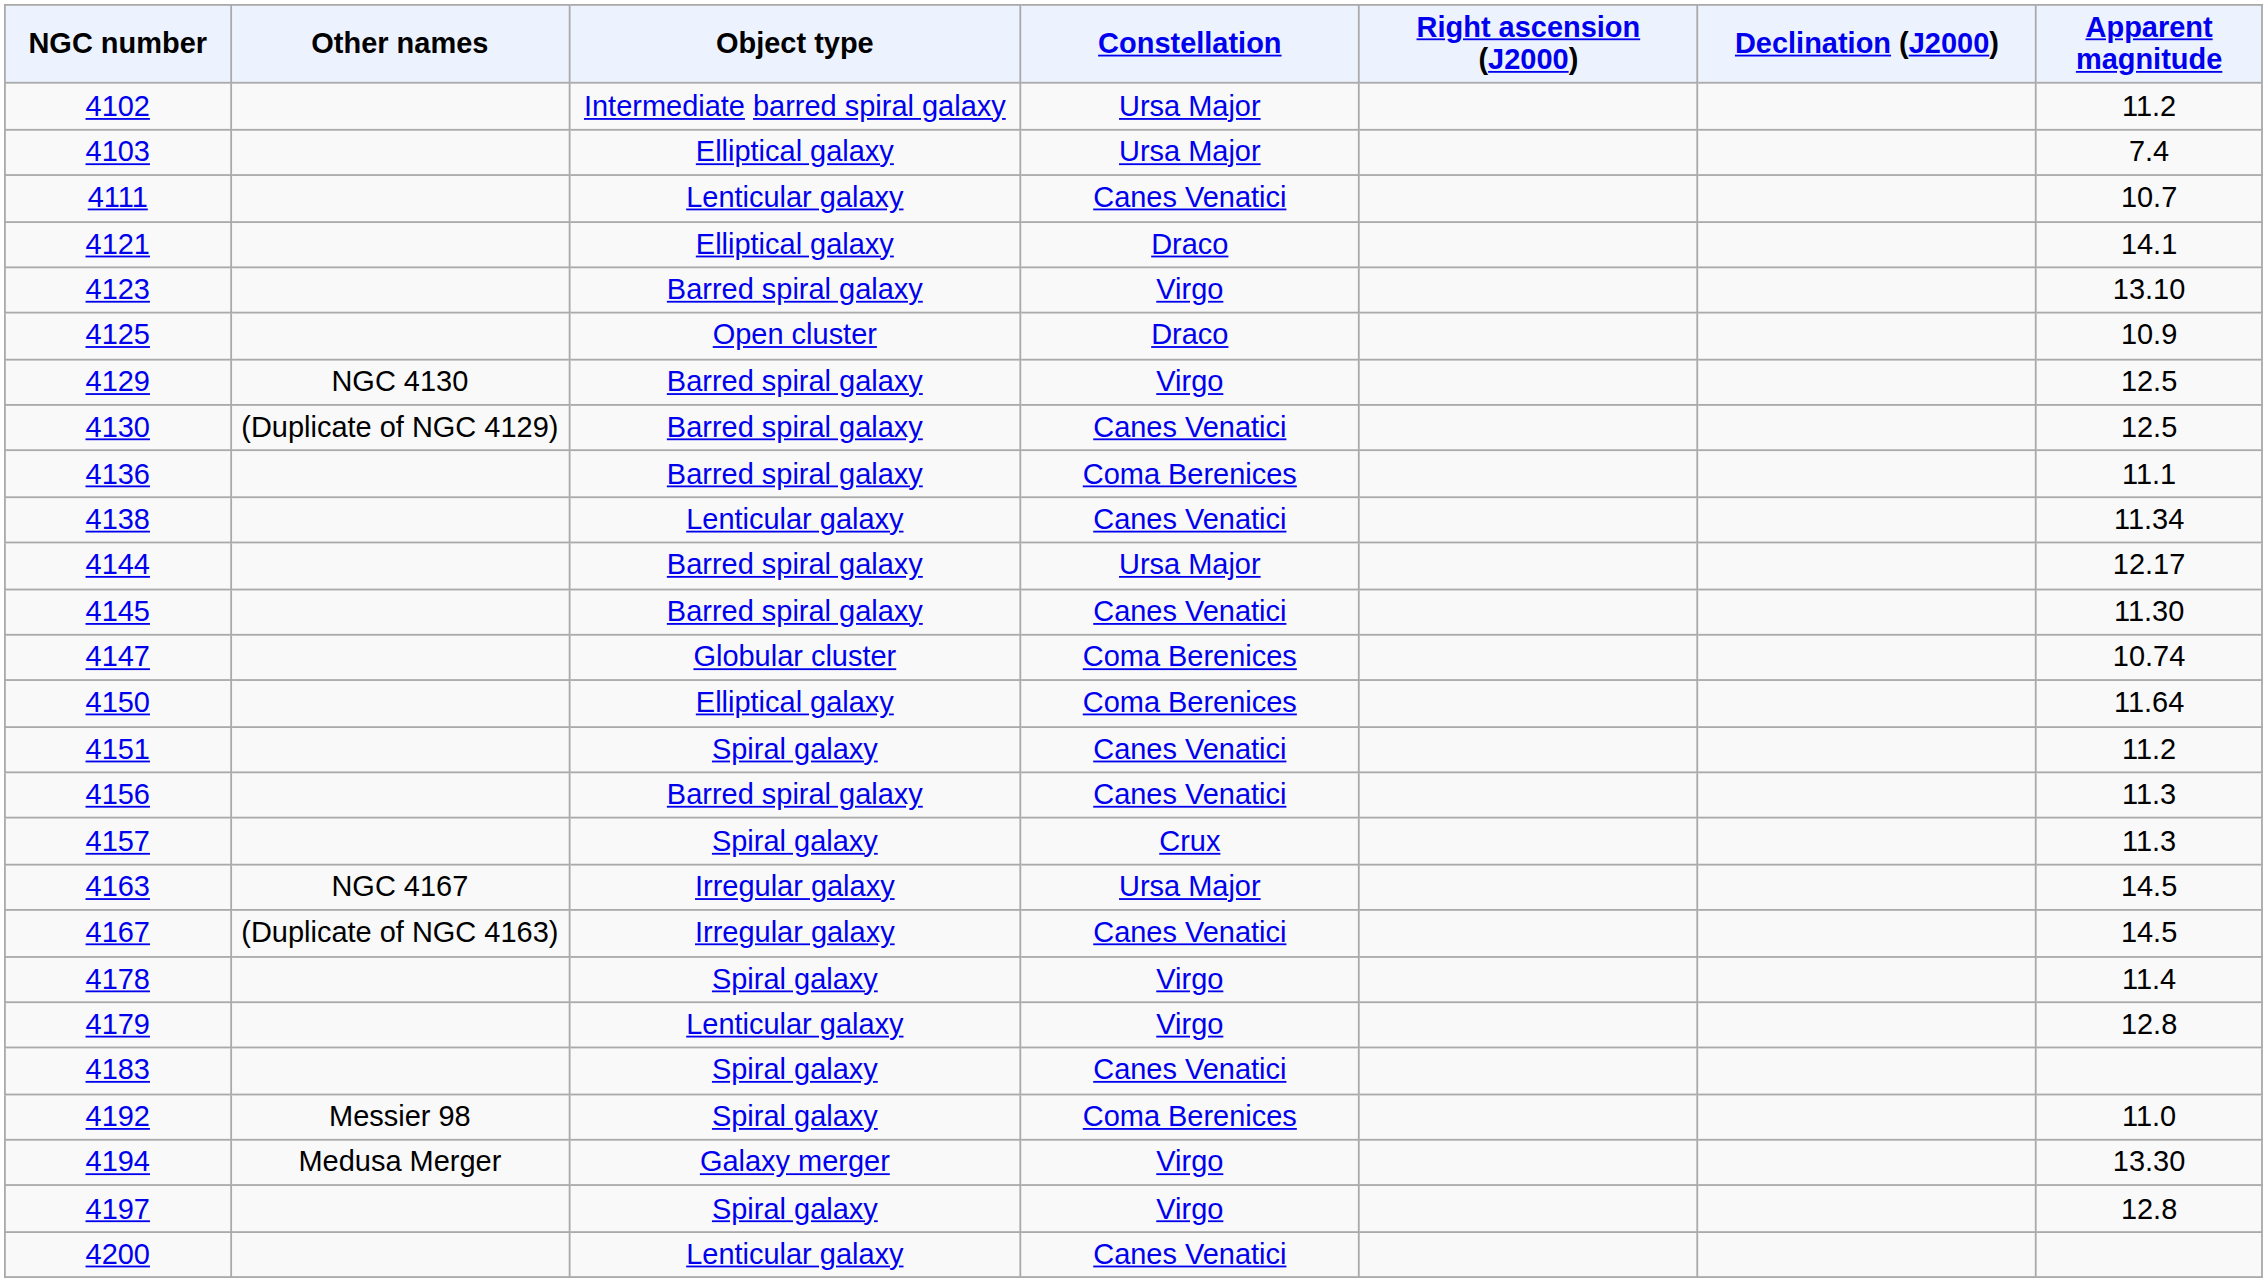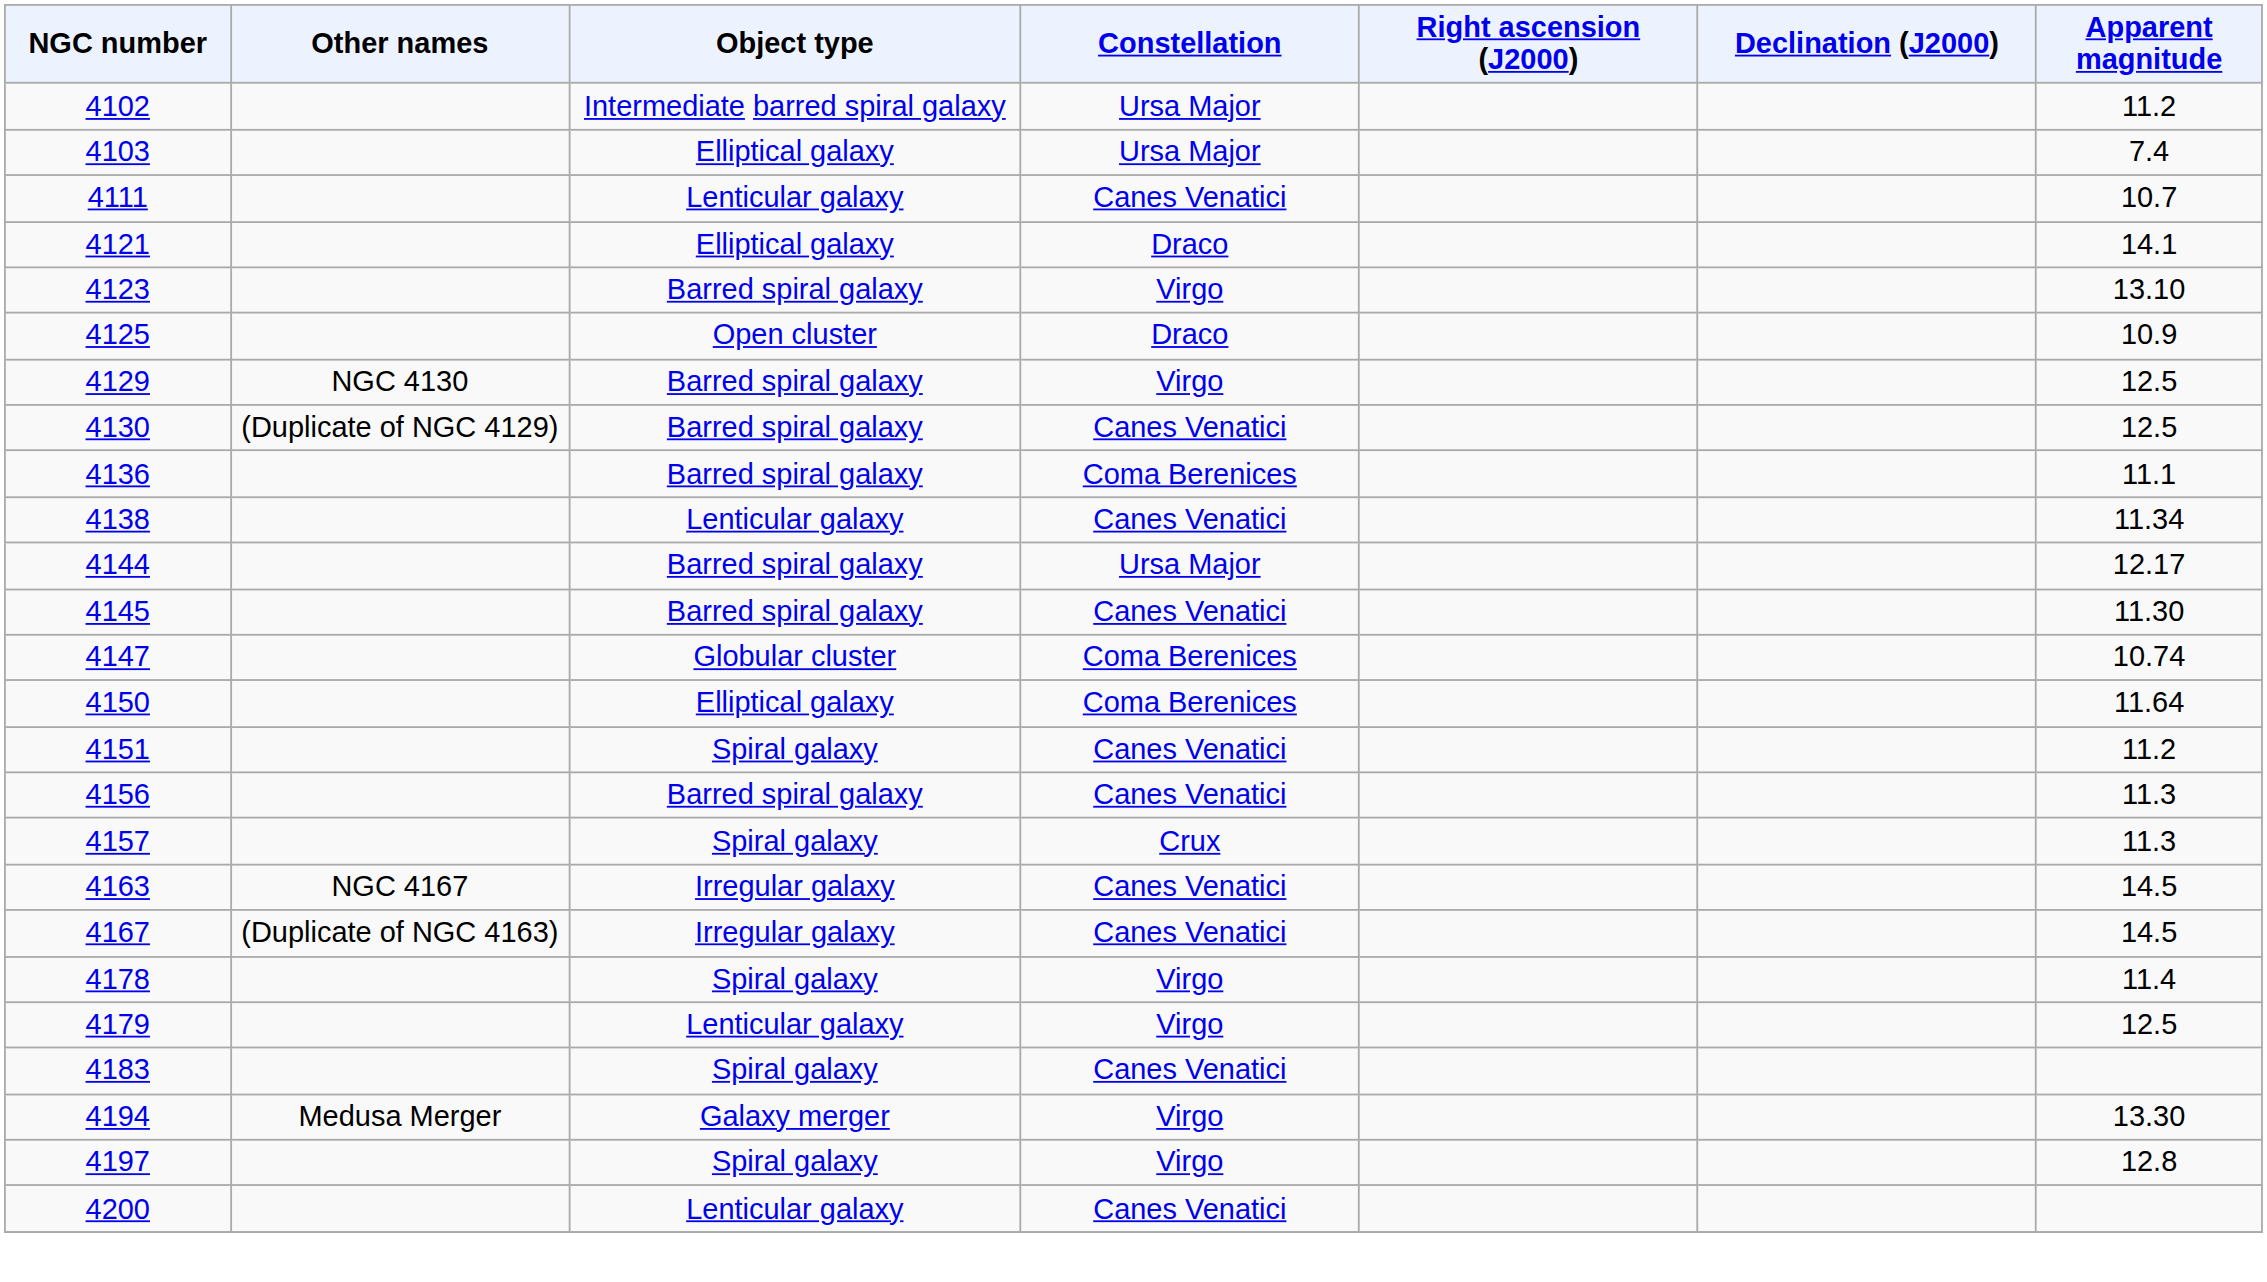(1190, 886) Ursa Major -> (1190, 886) Canes Venatici
(2149, 1024) 12.8 -> (2149, 1024) 12.5
- row: (118, 1116)
